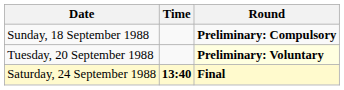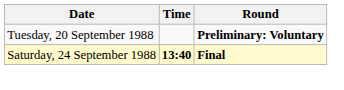- row: (78, 34)
(260, 54) lightyellow background -> (260, 34) no background
